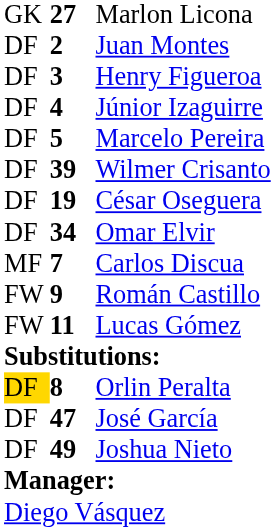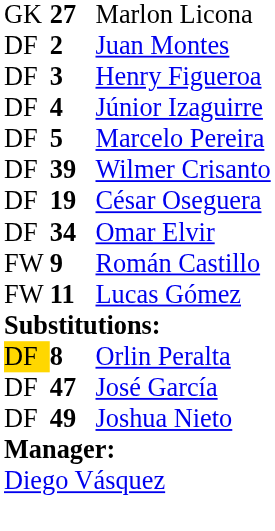- row: (170, 263)
